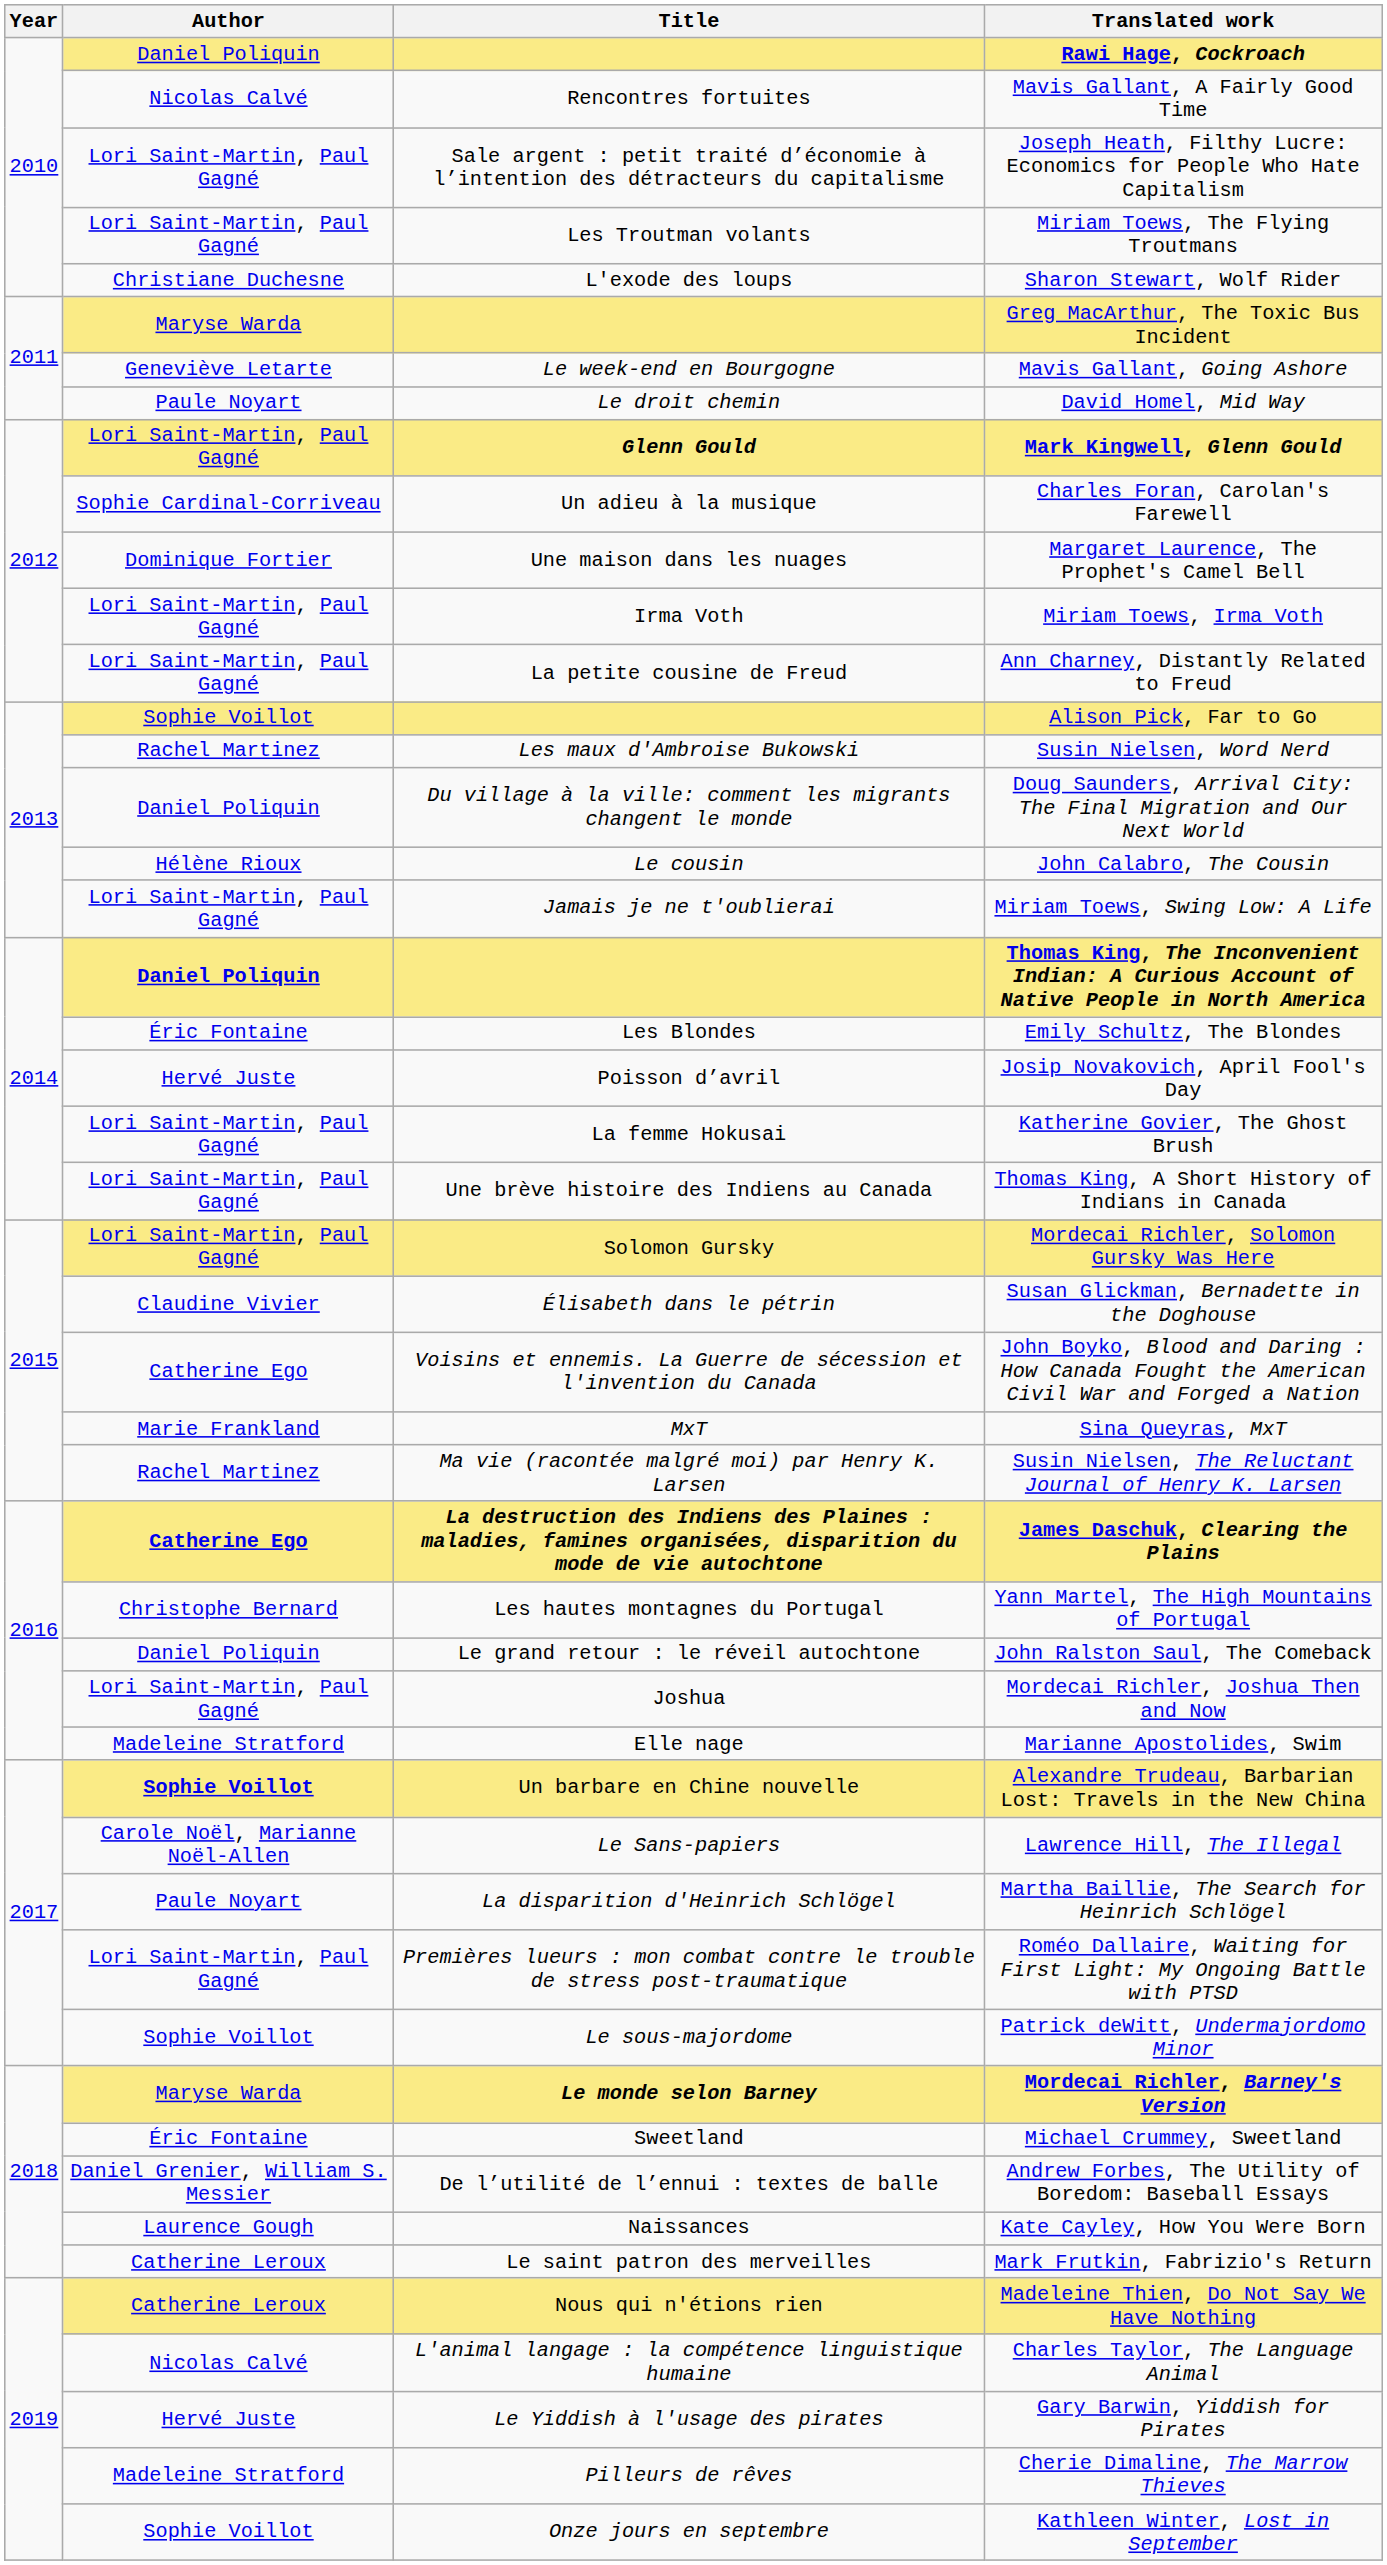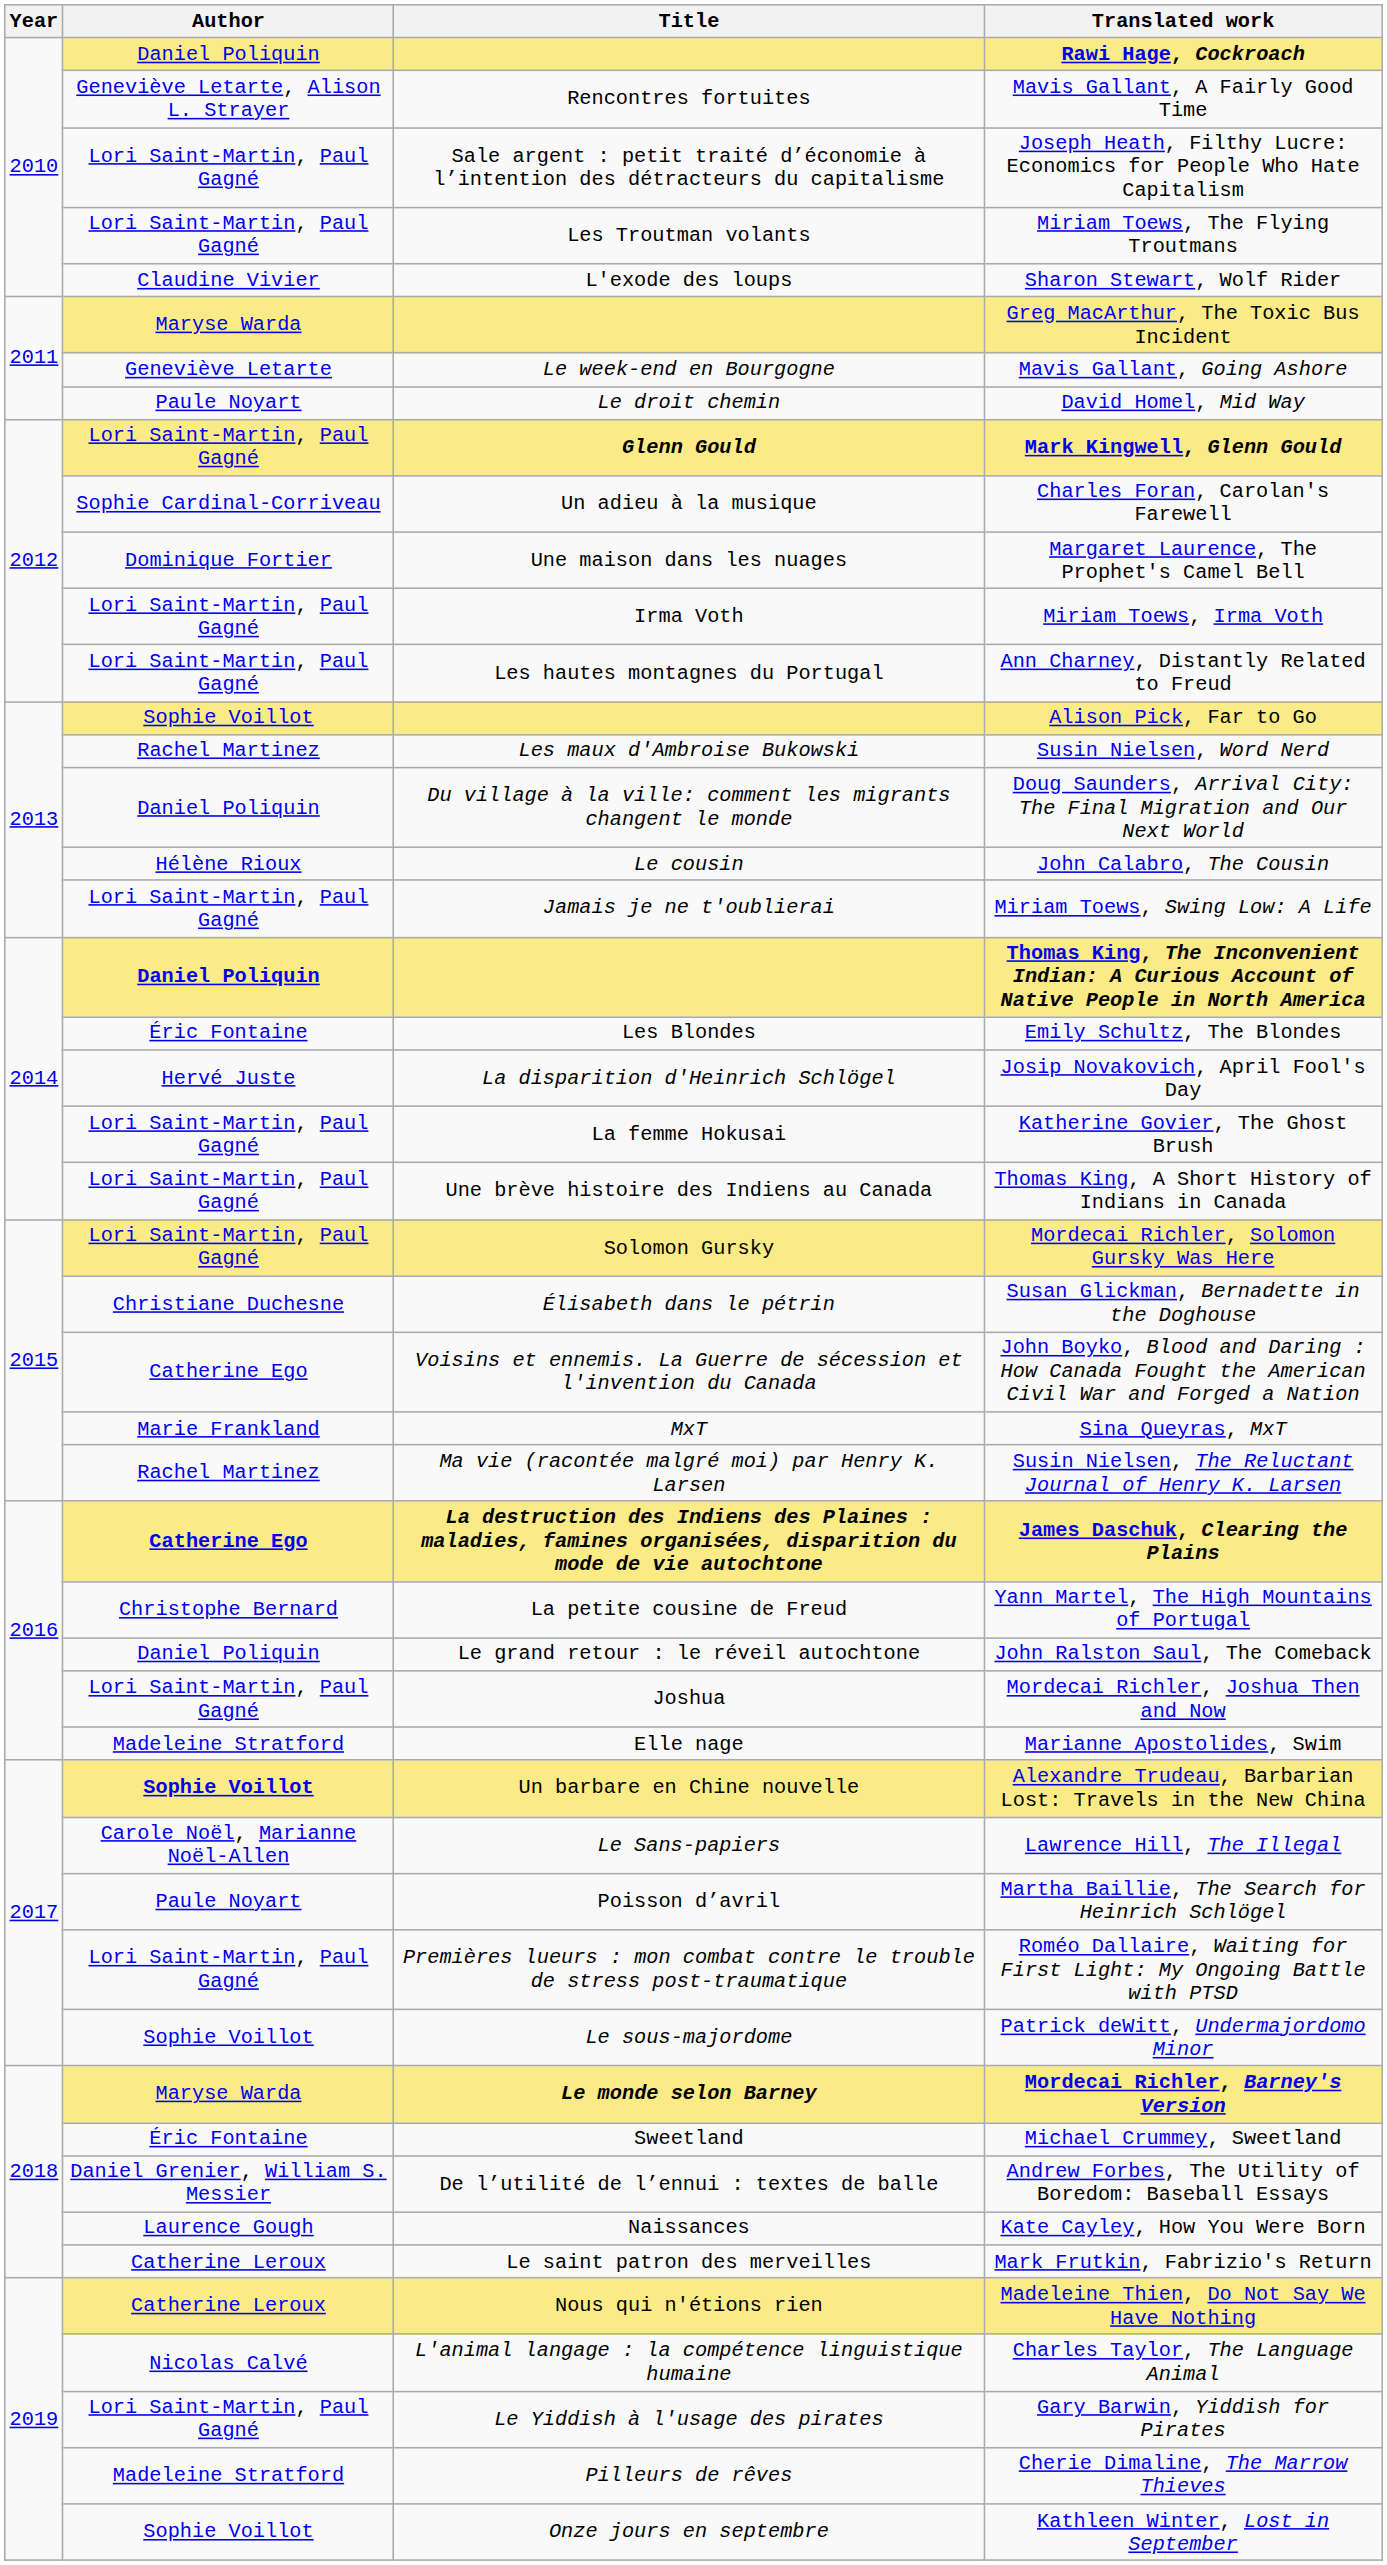(228, 99) Nicolas Calvé -> (228, 99) Geneviève Letarte, Alison L. Strayer
(228, 280) Christiane Duchesne -> (228, 280) Claudine Vivier
(689, 673) La petite cousine de Freud -> (689, 673) Les hautes montagnes du Portugal
(689, 1078) Poisson d’avril -> (689, 1078) La disparition d'Heinrich Schlögel
(228, 1304) Claudine Vivier -> (228, 1304) Christiane Duchesne
(689, 1610) Les hautes montagnes du Portugal -> (689, 1610) La petite cousine de Freud
(689, 1901) La disparition d'Heinrich Schlögel -> (689, 1901) Poisson d’avril
(228, 2419) Hervé Juste -> (228, 2419) Lori Saint-Martin, Paul Gagné
